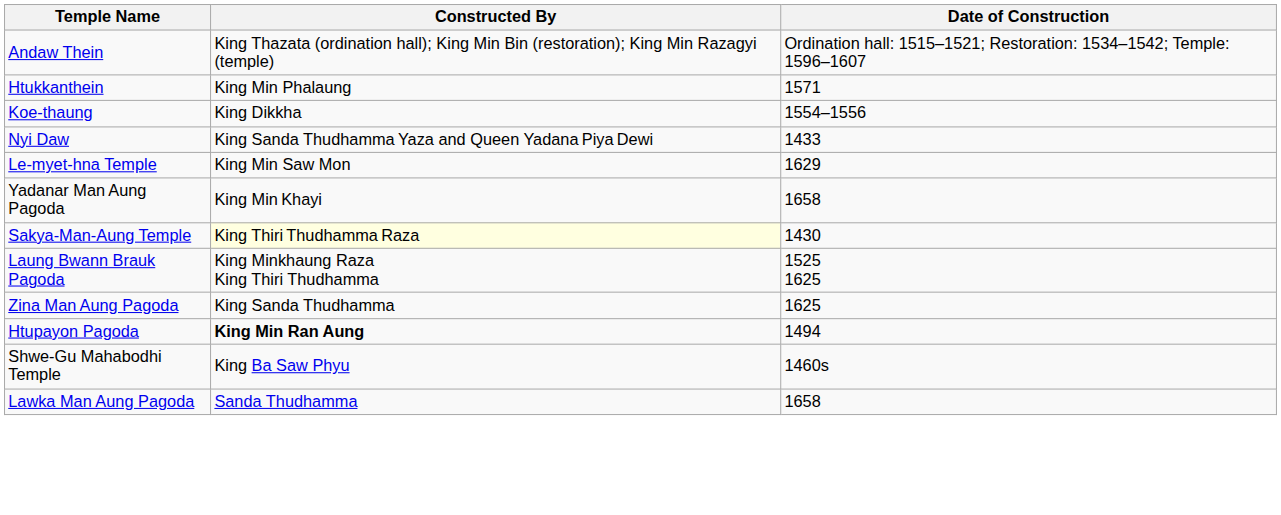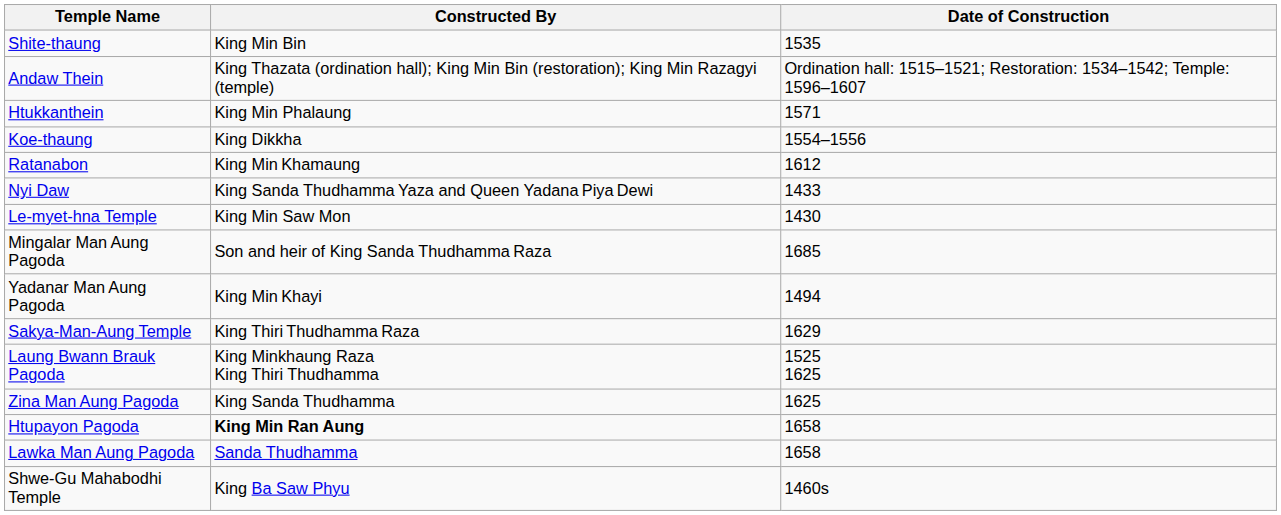+ row: (55, 43)
+ row: (48, 165)
(803, 165) 1629 -> (804, 216) 1430
+ row: (78, 252)
(803, 200) 1658 -> (803, 296) 1494
(317, 235) lightyellow background -> (317, 331) no background
(804, 235) 1430 -> (803, 331) 1629
(803, 331) 1494 -> (803, 427) 1658
rows swapped: (101, 401) <-> (85, 366)
